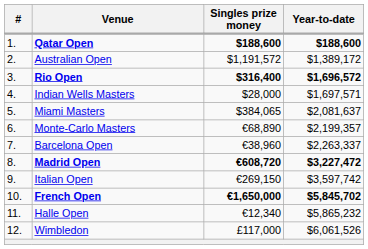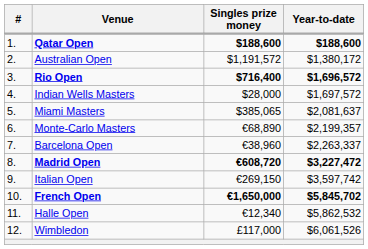(334, 60) $1,389,172 -> (334, 60) $1,380,172
(259, 77) $316,400 -> (259, 77) $716,400
(334, 94) $1,697,571 -> (334, 94) $1,697,572
(259, 111) $384,065 -> (259, 111) $385,065
(334, 214) $5,865,232 -> (334, 214) $5,862,532
